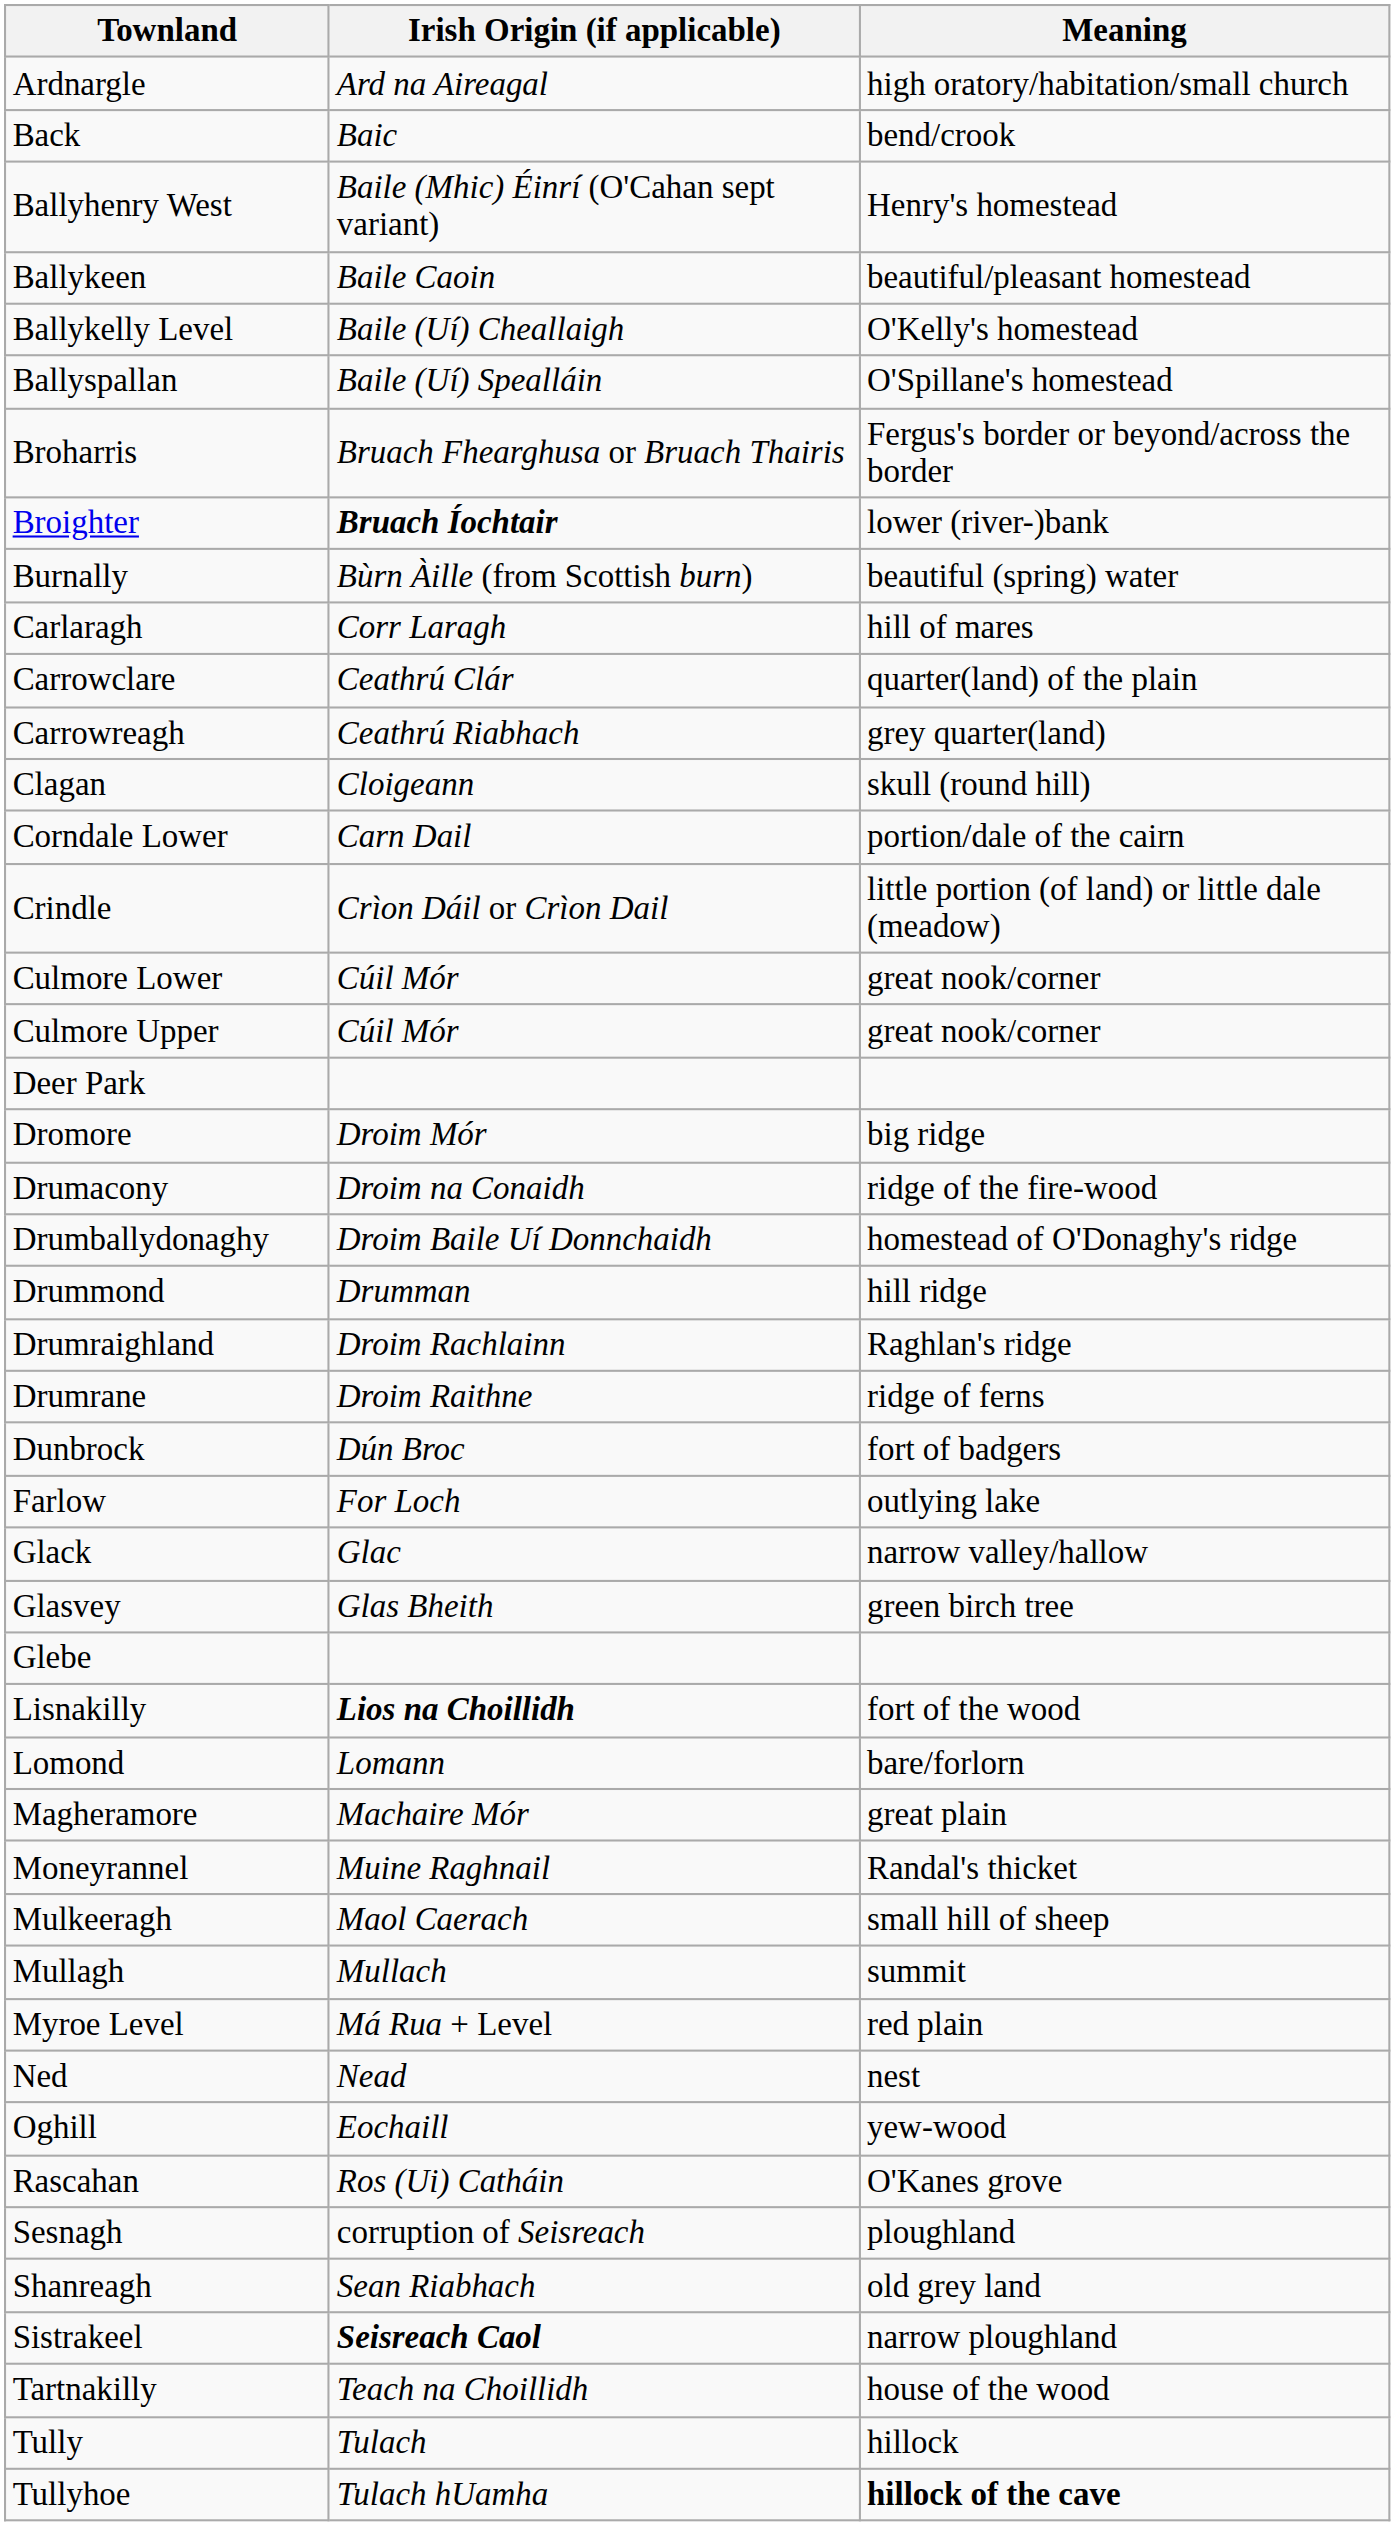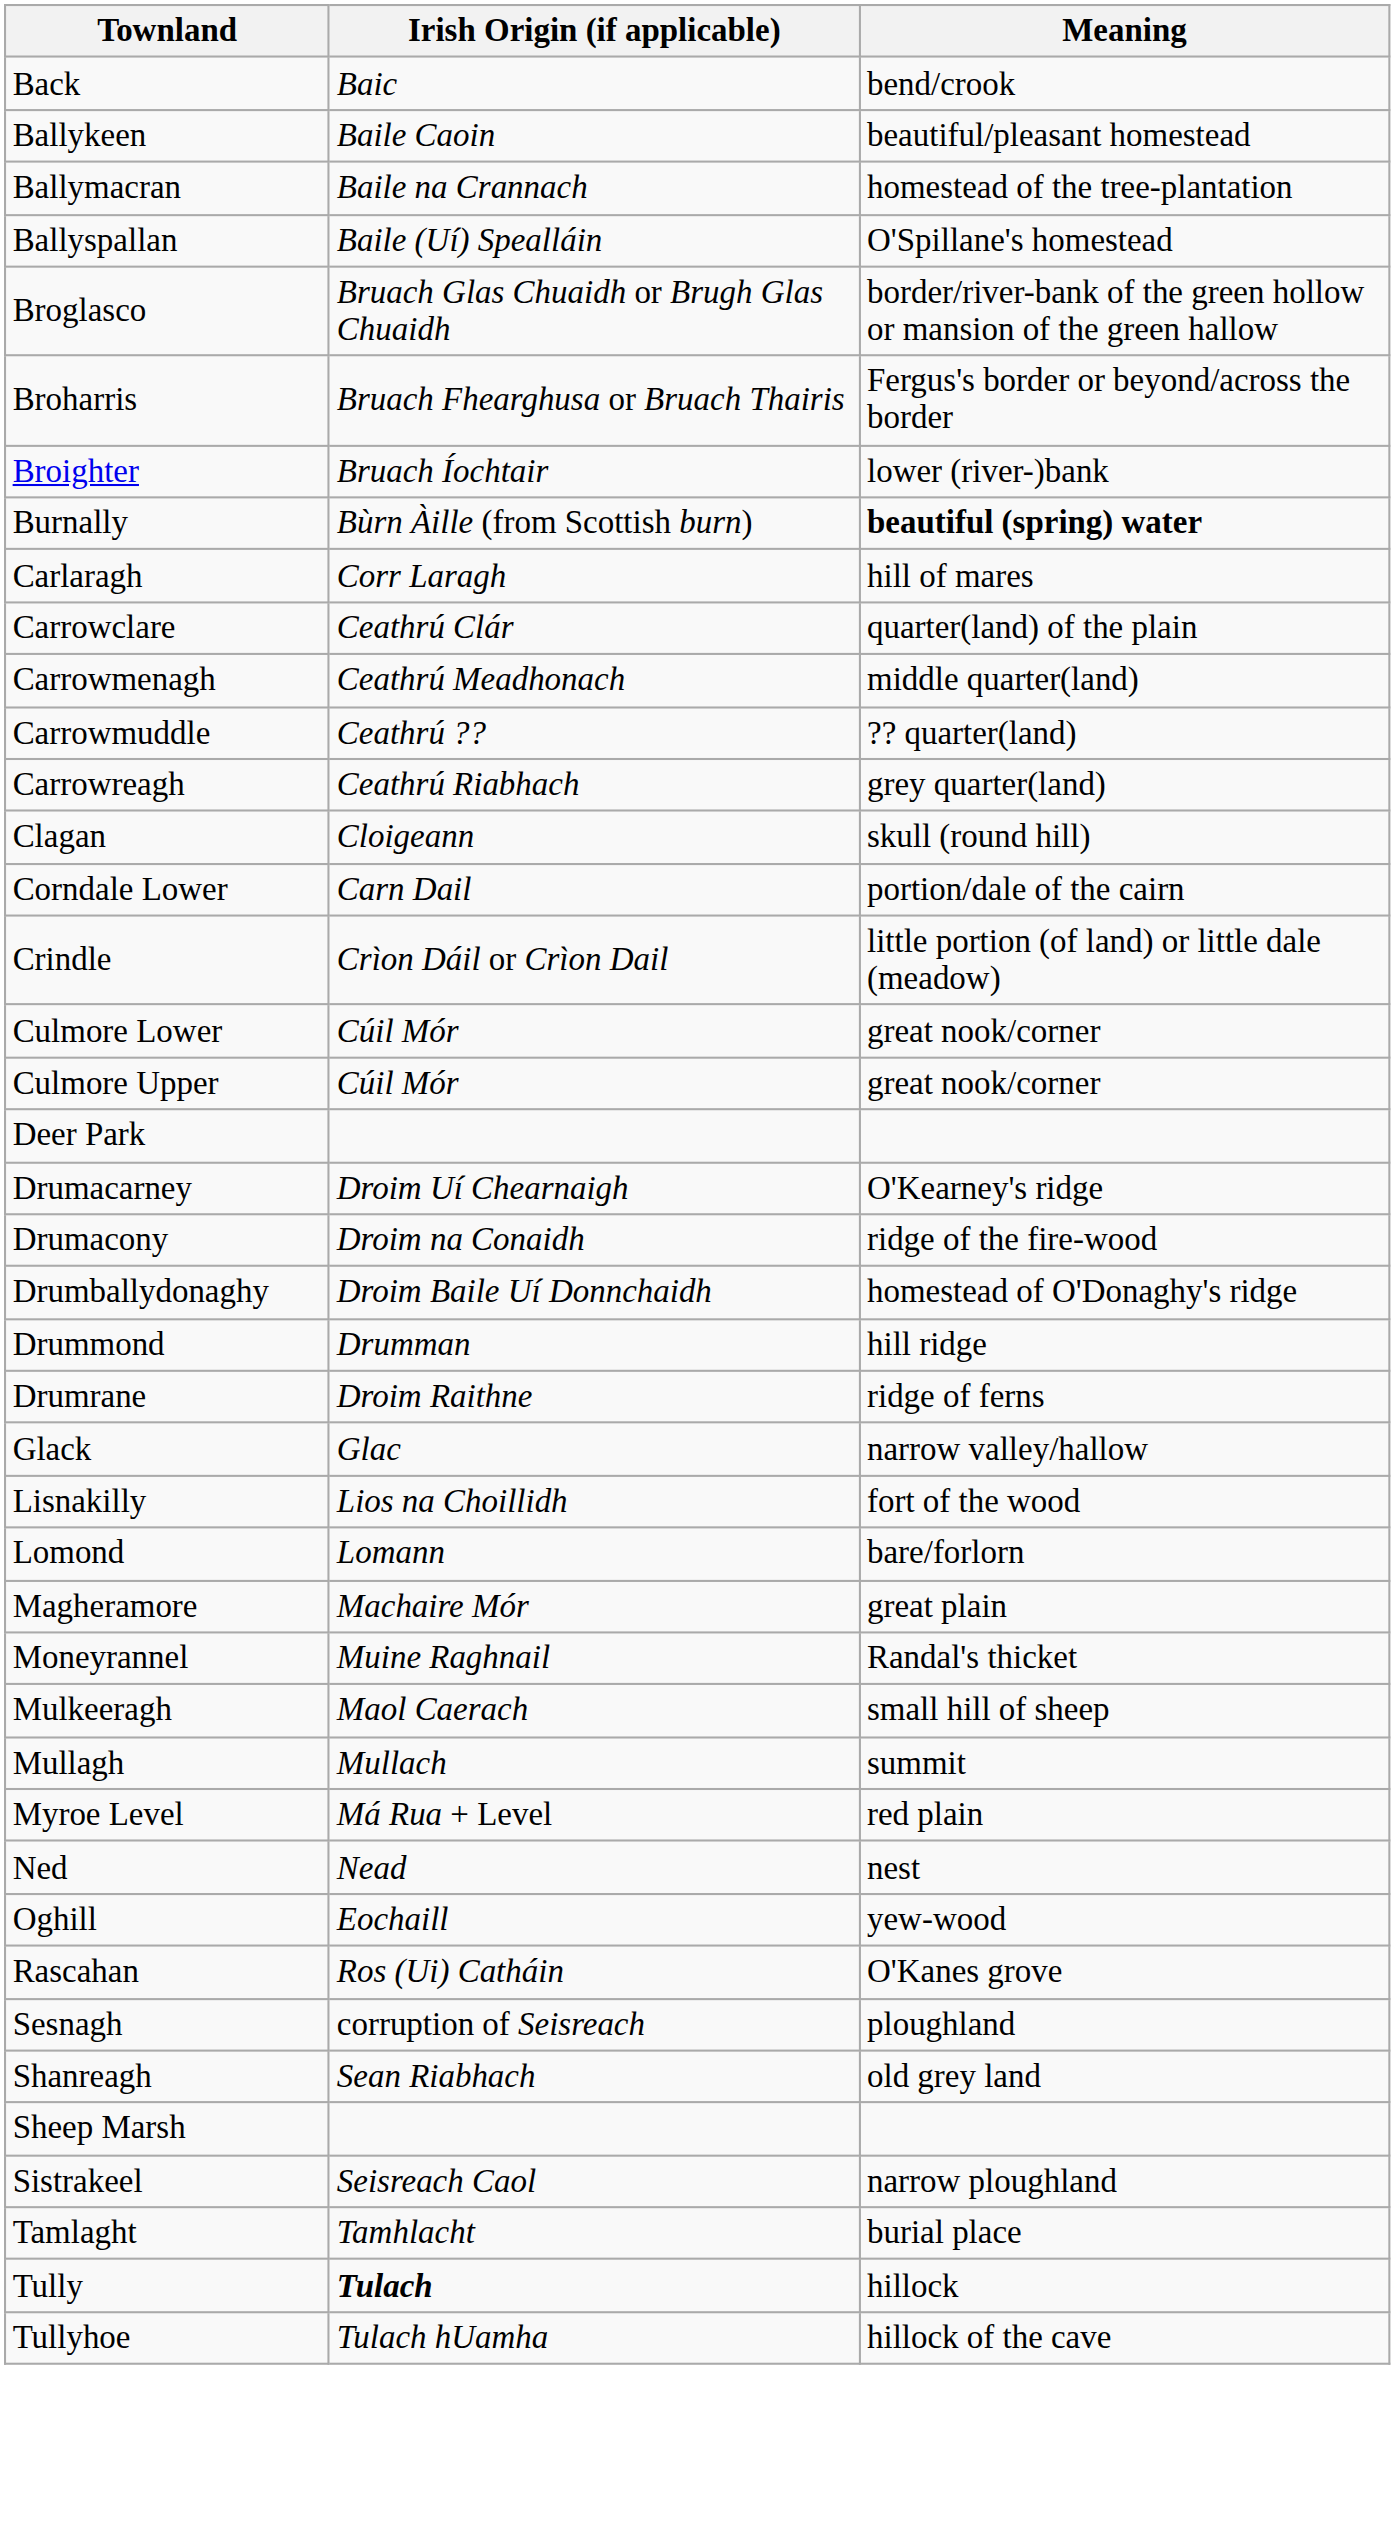- row: (79, 82)
- row: (122, 205)
- row: (123, 329)
+ row: (97, 187)
+ row: (79, 310)
(447, 522) bold -> (443, 470) normal
(1023, 575) normal -> (1035, 522) bold
+ row: (114, 679)
+ row: (111, 732)
- row: (72, 1135)
+ row: (102, 1187)
- row: (113, 1344)
- row: (79, 1448)
- row: (59, 1500)
- row: (67, 1605)
- row: (52, 1657)
(456, 1710) bold -> (452, 1500) normal
+ row: (99, 2128)
(439, 2337) bold -> (436, 2180) normal
+ row: (75, 2232)
- row: (85, 2389)
(382, 2441) normal -> (385, 2285) bold
(994, 2494) bold -> (989, 2337) normal
